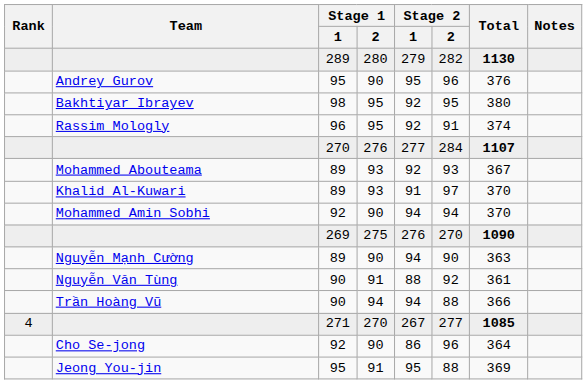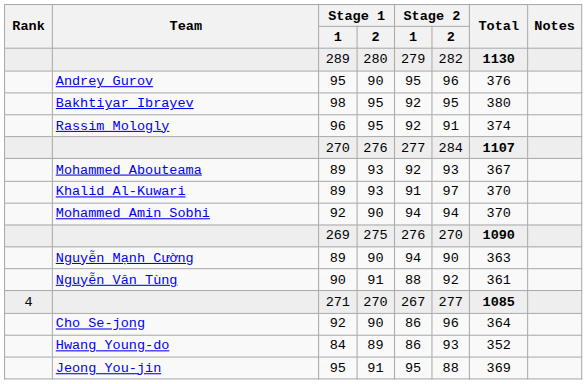- row: (109, 302)
+ row: (113, 346)
